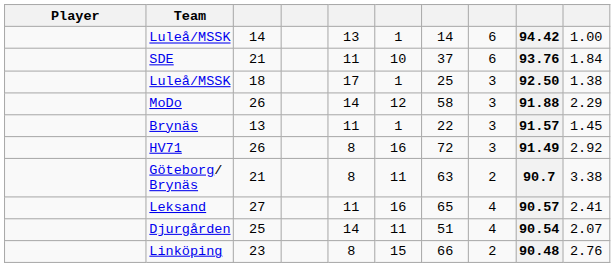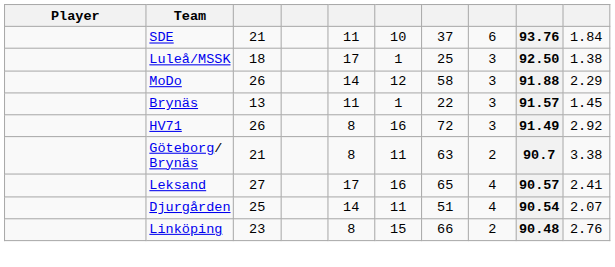- row: (190, 38)
(351, 207) 11 -> (351, 185) 17
